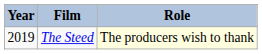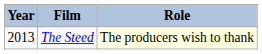(21, 38) 2019 -> (21, 38) 2013
